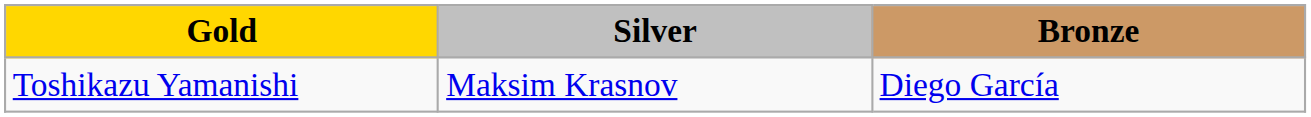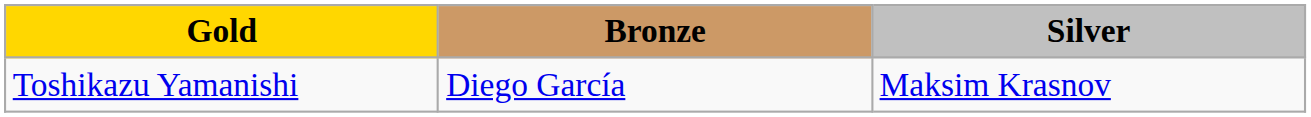columns swapped: (655, 31) <-> (1089, 31)
